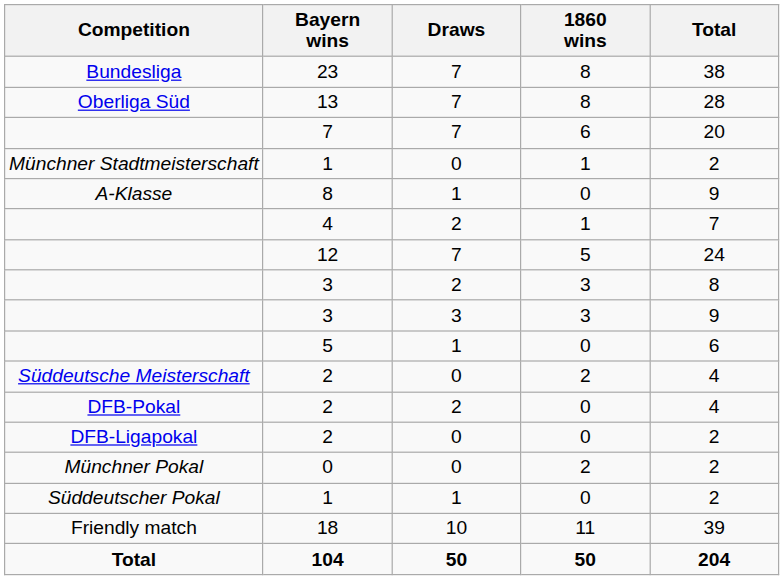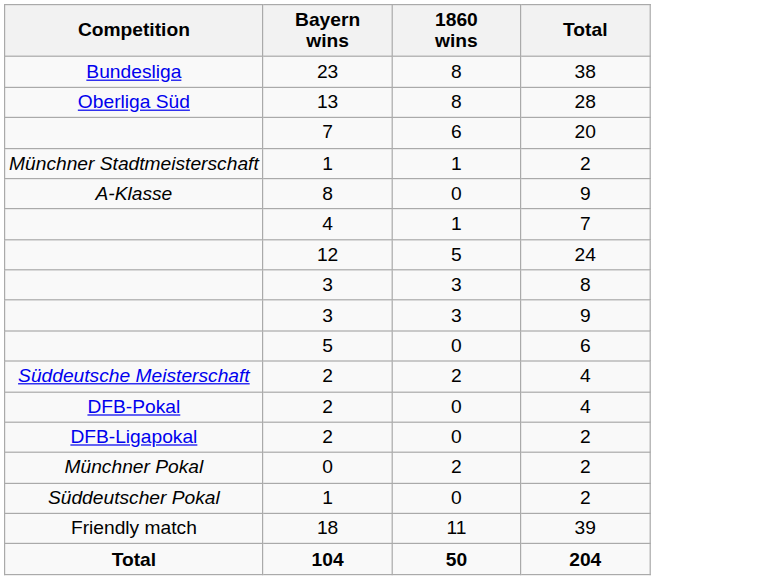- column: (456, 30)
